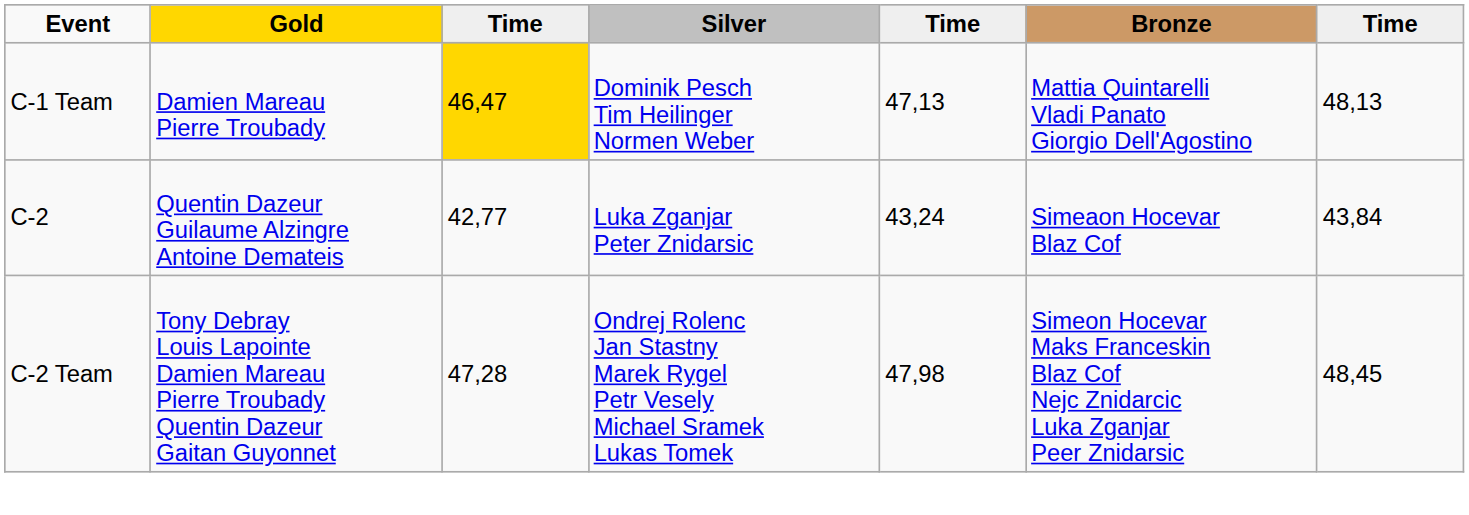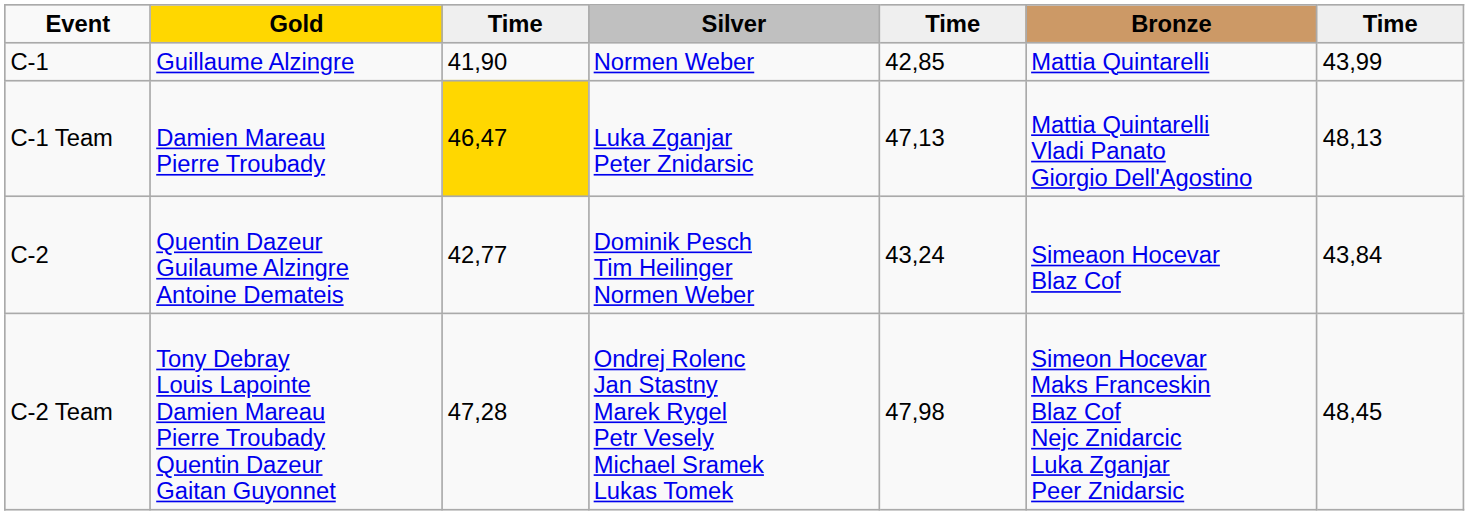+ row: (30, 62)
(674, 114) Dominik Pesch Tim Heilinger Normen Weber -> (674, 152) Luka Zganjar Peter Znidarsic
(674, 231) Luka Zganjar Peter Znidarsic -> (674, 269) Dominik Pesch Tim Heilinger Normen Weber
